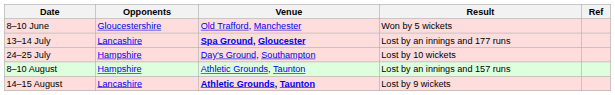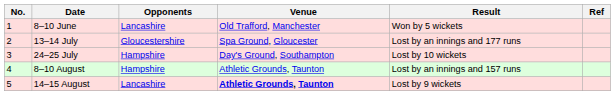+ column: (18, 12)
(129, 26) Gloucestershire -> (143, 26) Lancashire
(120, 41) Lancashire -> (153, 41) Gloucestershire
(253, 41) bold -> (269, 41) normal
